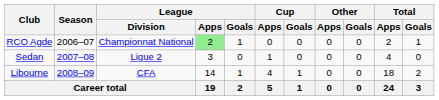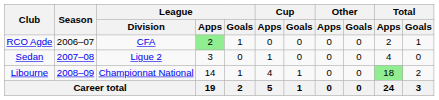(146, 42) Championnat National -> (146, 42) CFA
(146, 73) CFA -> (146, 73) Championnat National
(389, 73) no background -> (389, 73) lightgreen background
